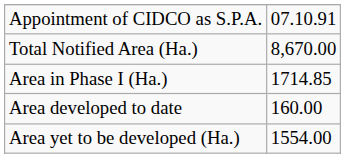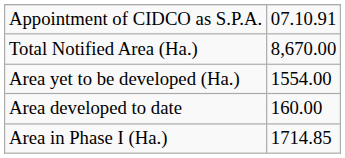rows swapped: (88, 78) <-> (124, 138)
